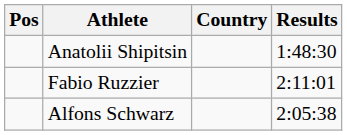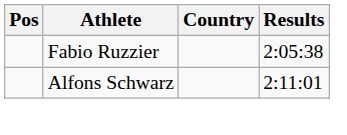- row: (117, 51)
(306, 82) 2:11:01 -> (293, 51) 2:05:38
(306, 113) 2:05:38 -> (293, 82) 2:11:01
